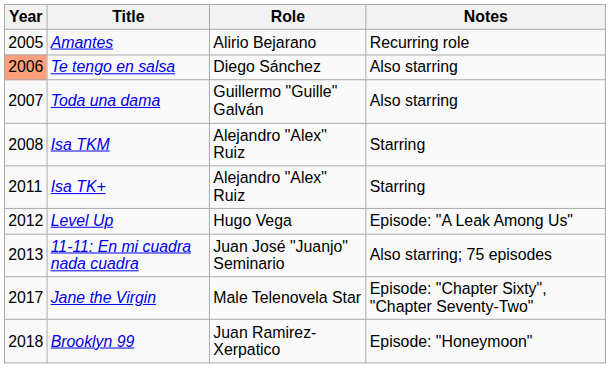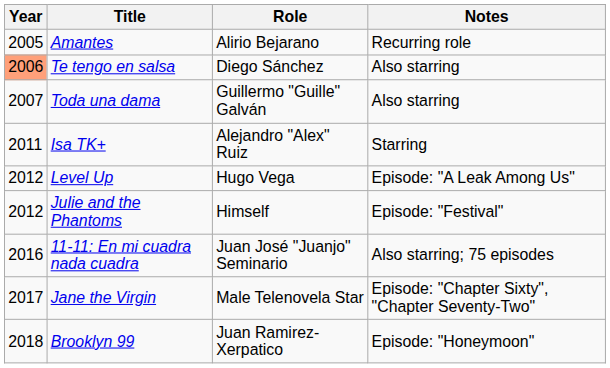- row: (80, 144)
+ row: (96, 212)
(26, 255) 2013 -> (26, 255) 2016
